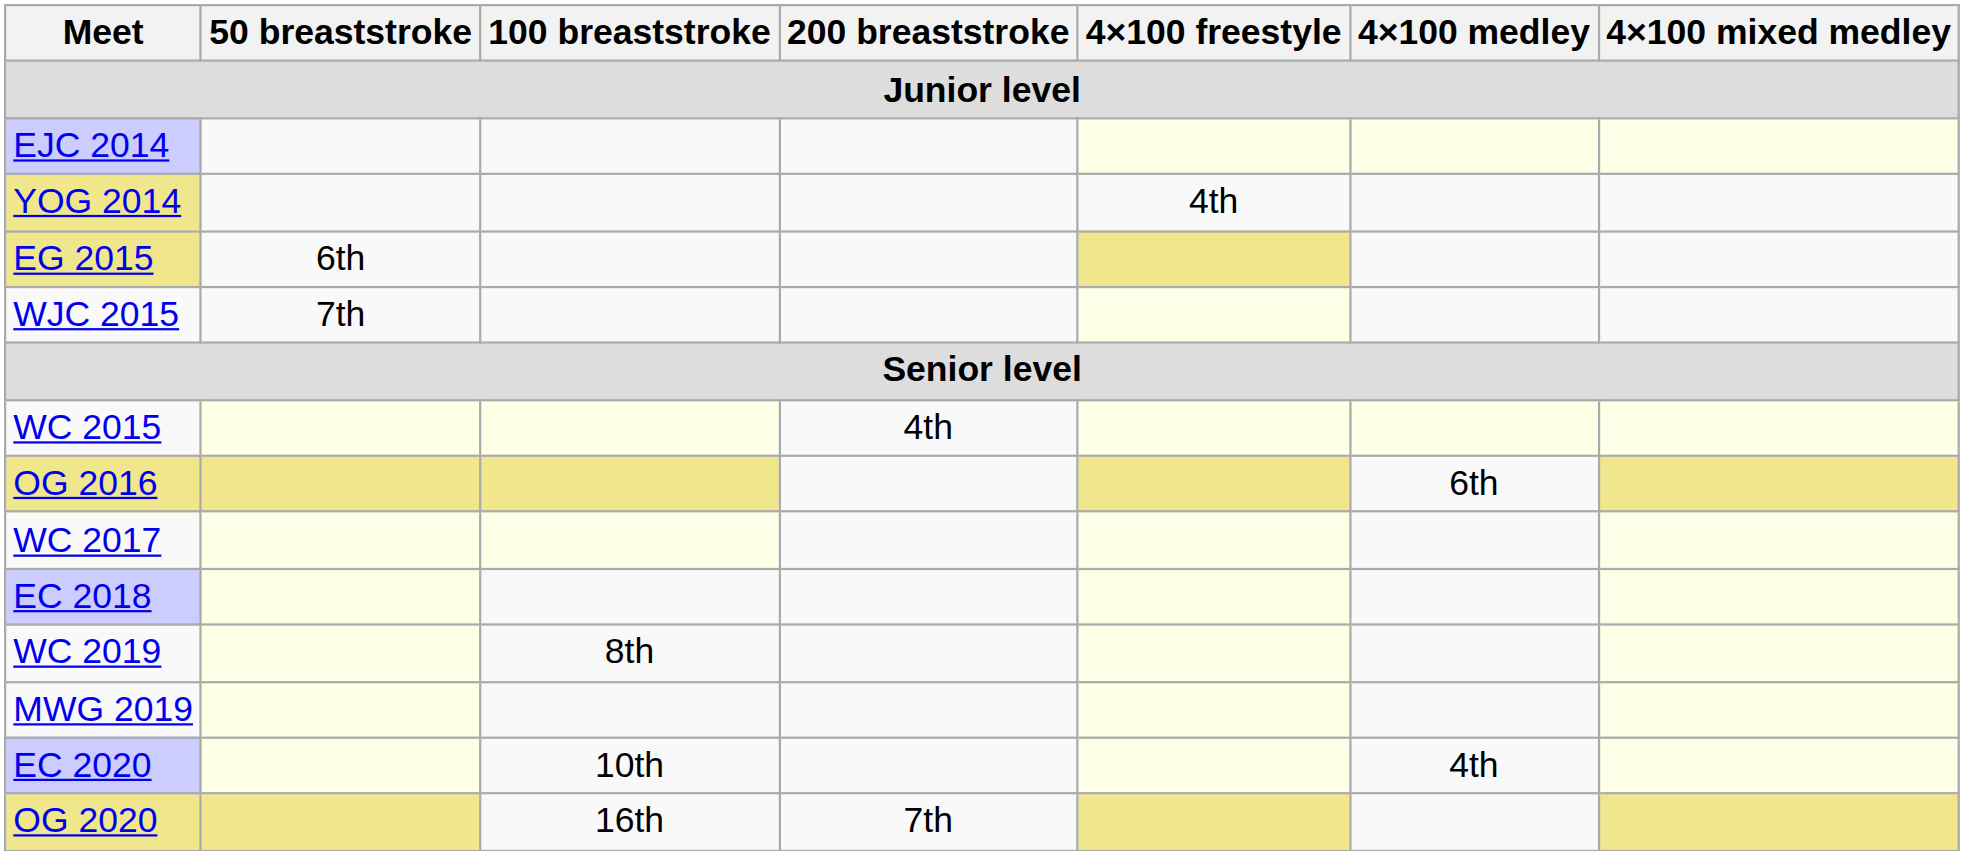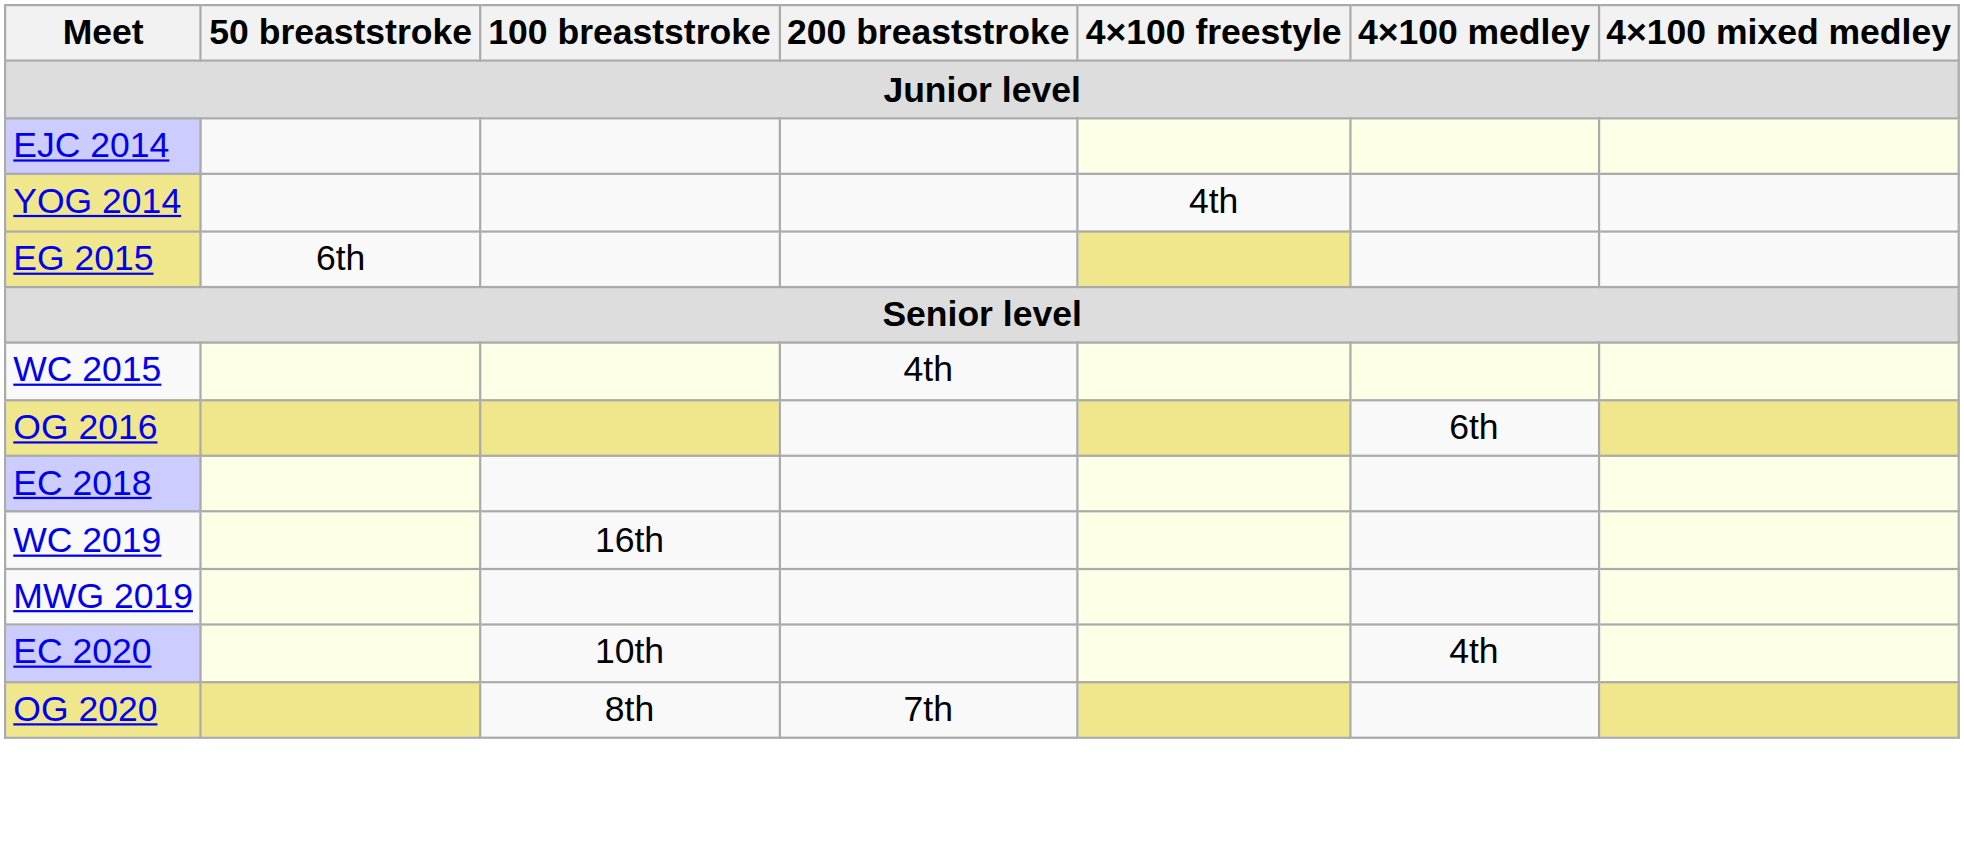- row: (96, 314)
- row: (87, 539)
(629, 652) 8th -> (629, 539) 16th
(629, 821) 16th -> (629, 708) 8th
